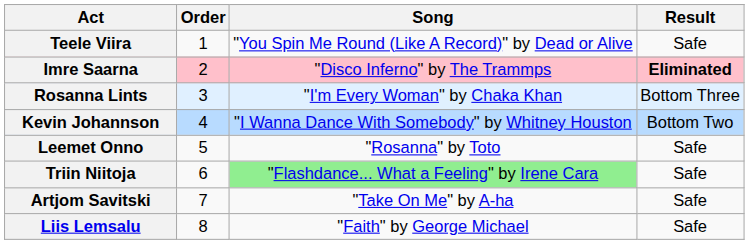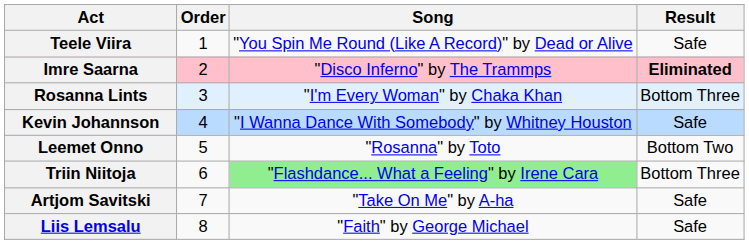(690, 122) Bottom Two -> (690, 122) Safe
(690, 148) Safe -> (690, 148) Bottom Two
(690, 174) Safe -> (690, 174) Bottom Three
